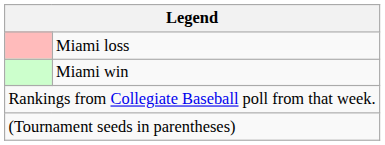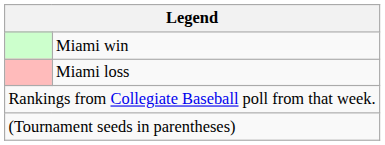rows swapped: (92, 72) <-> (93, 45)
